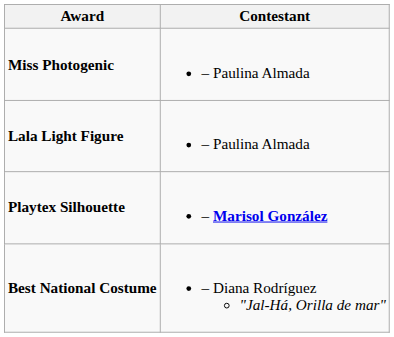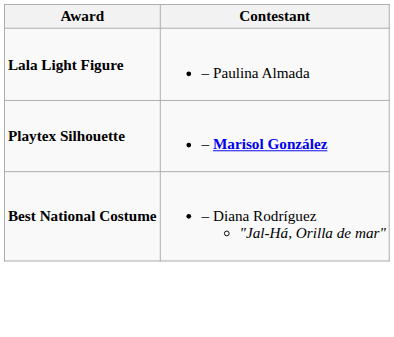- row: (61, 64)
